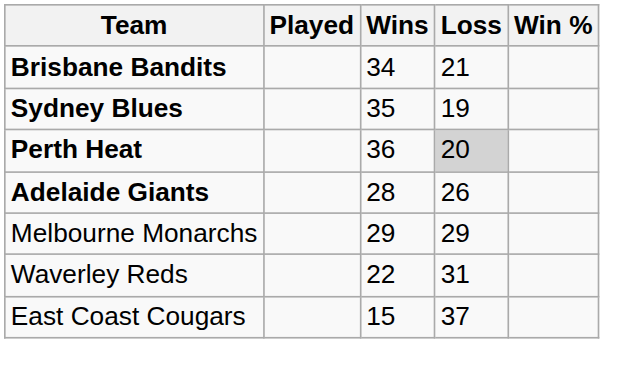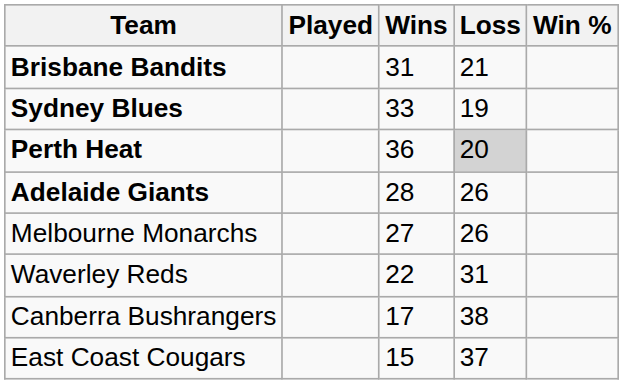(381, 66) 34 -> (400, 66) 31
(381, 108) 35 -> (400, 108) 33
(381, 233) 29 -> (400, 233) 27
(455, 233) 29 -> (474, 233) 26
+ row: (144, 316)
